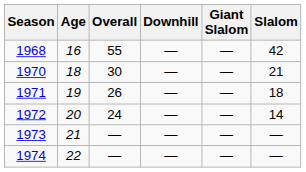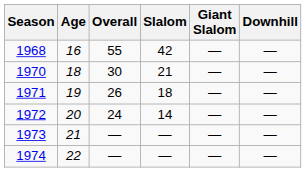columns swapped: (276, 22) <-> (171, 22)
